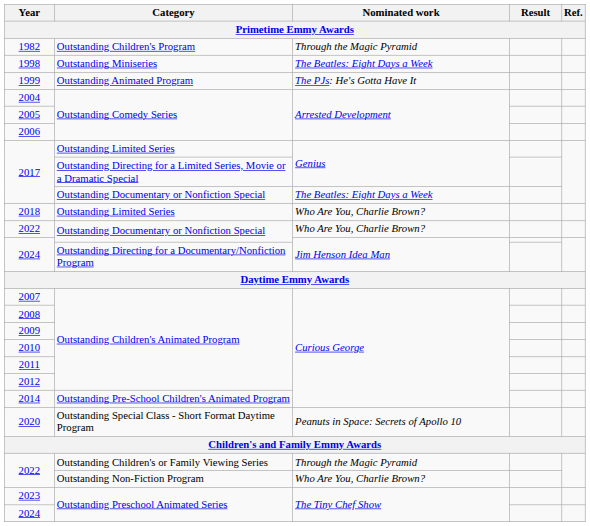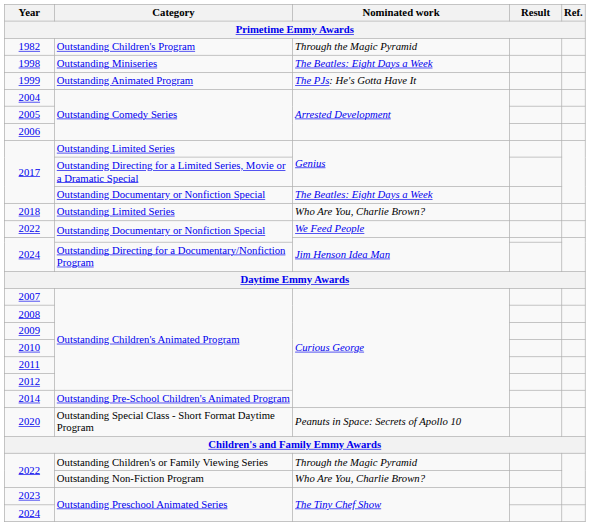(360, 229) Who Are You, Charlie Brown? -> (330, 229) We Feed People
